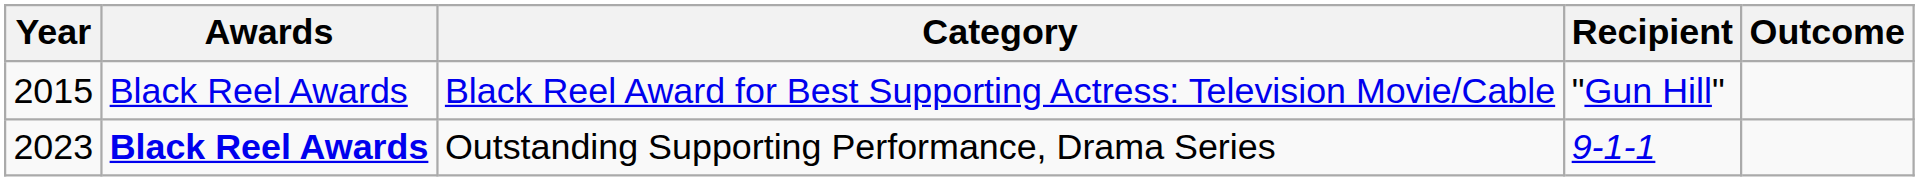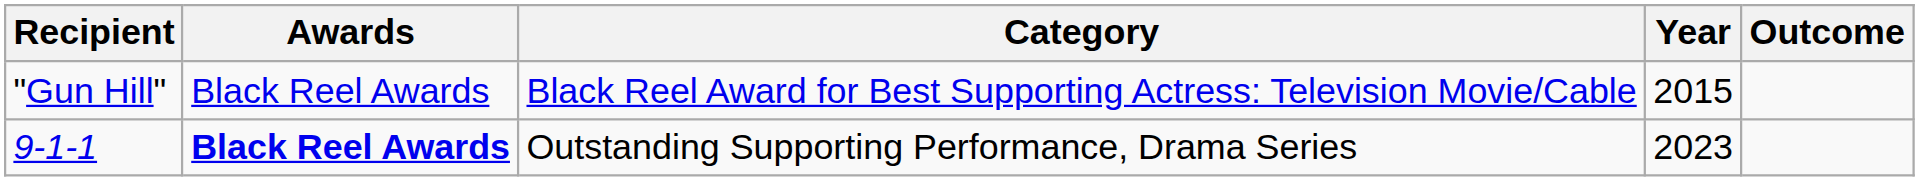columns swapped: (53, 32) <-> (1652, 32)
